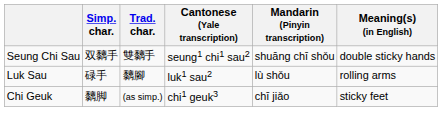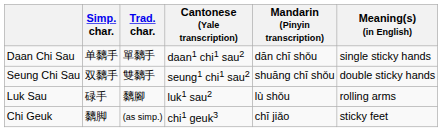+ row: (41, 56)
